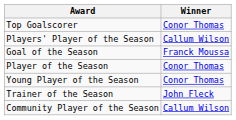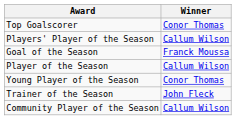(194, 66) Conor Thomas -> (196, 66) Callum Wilson
